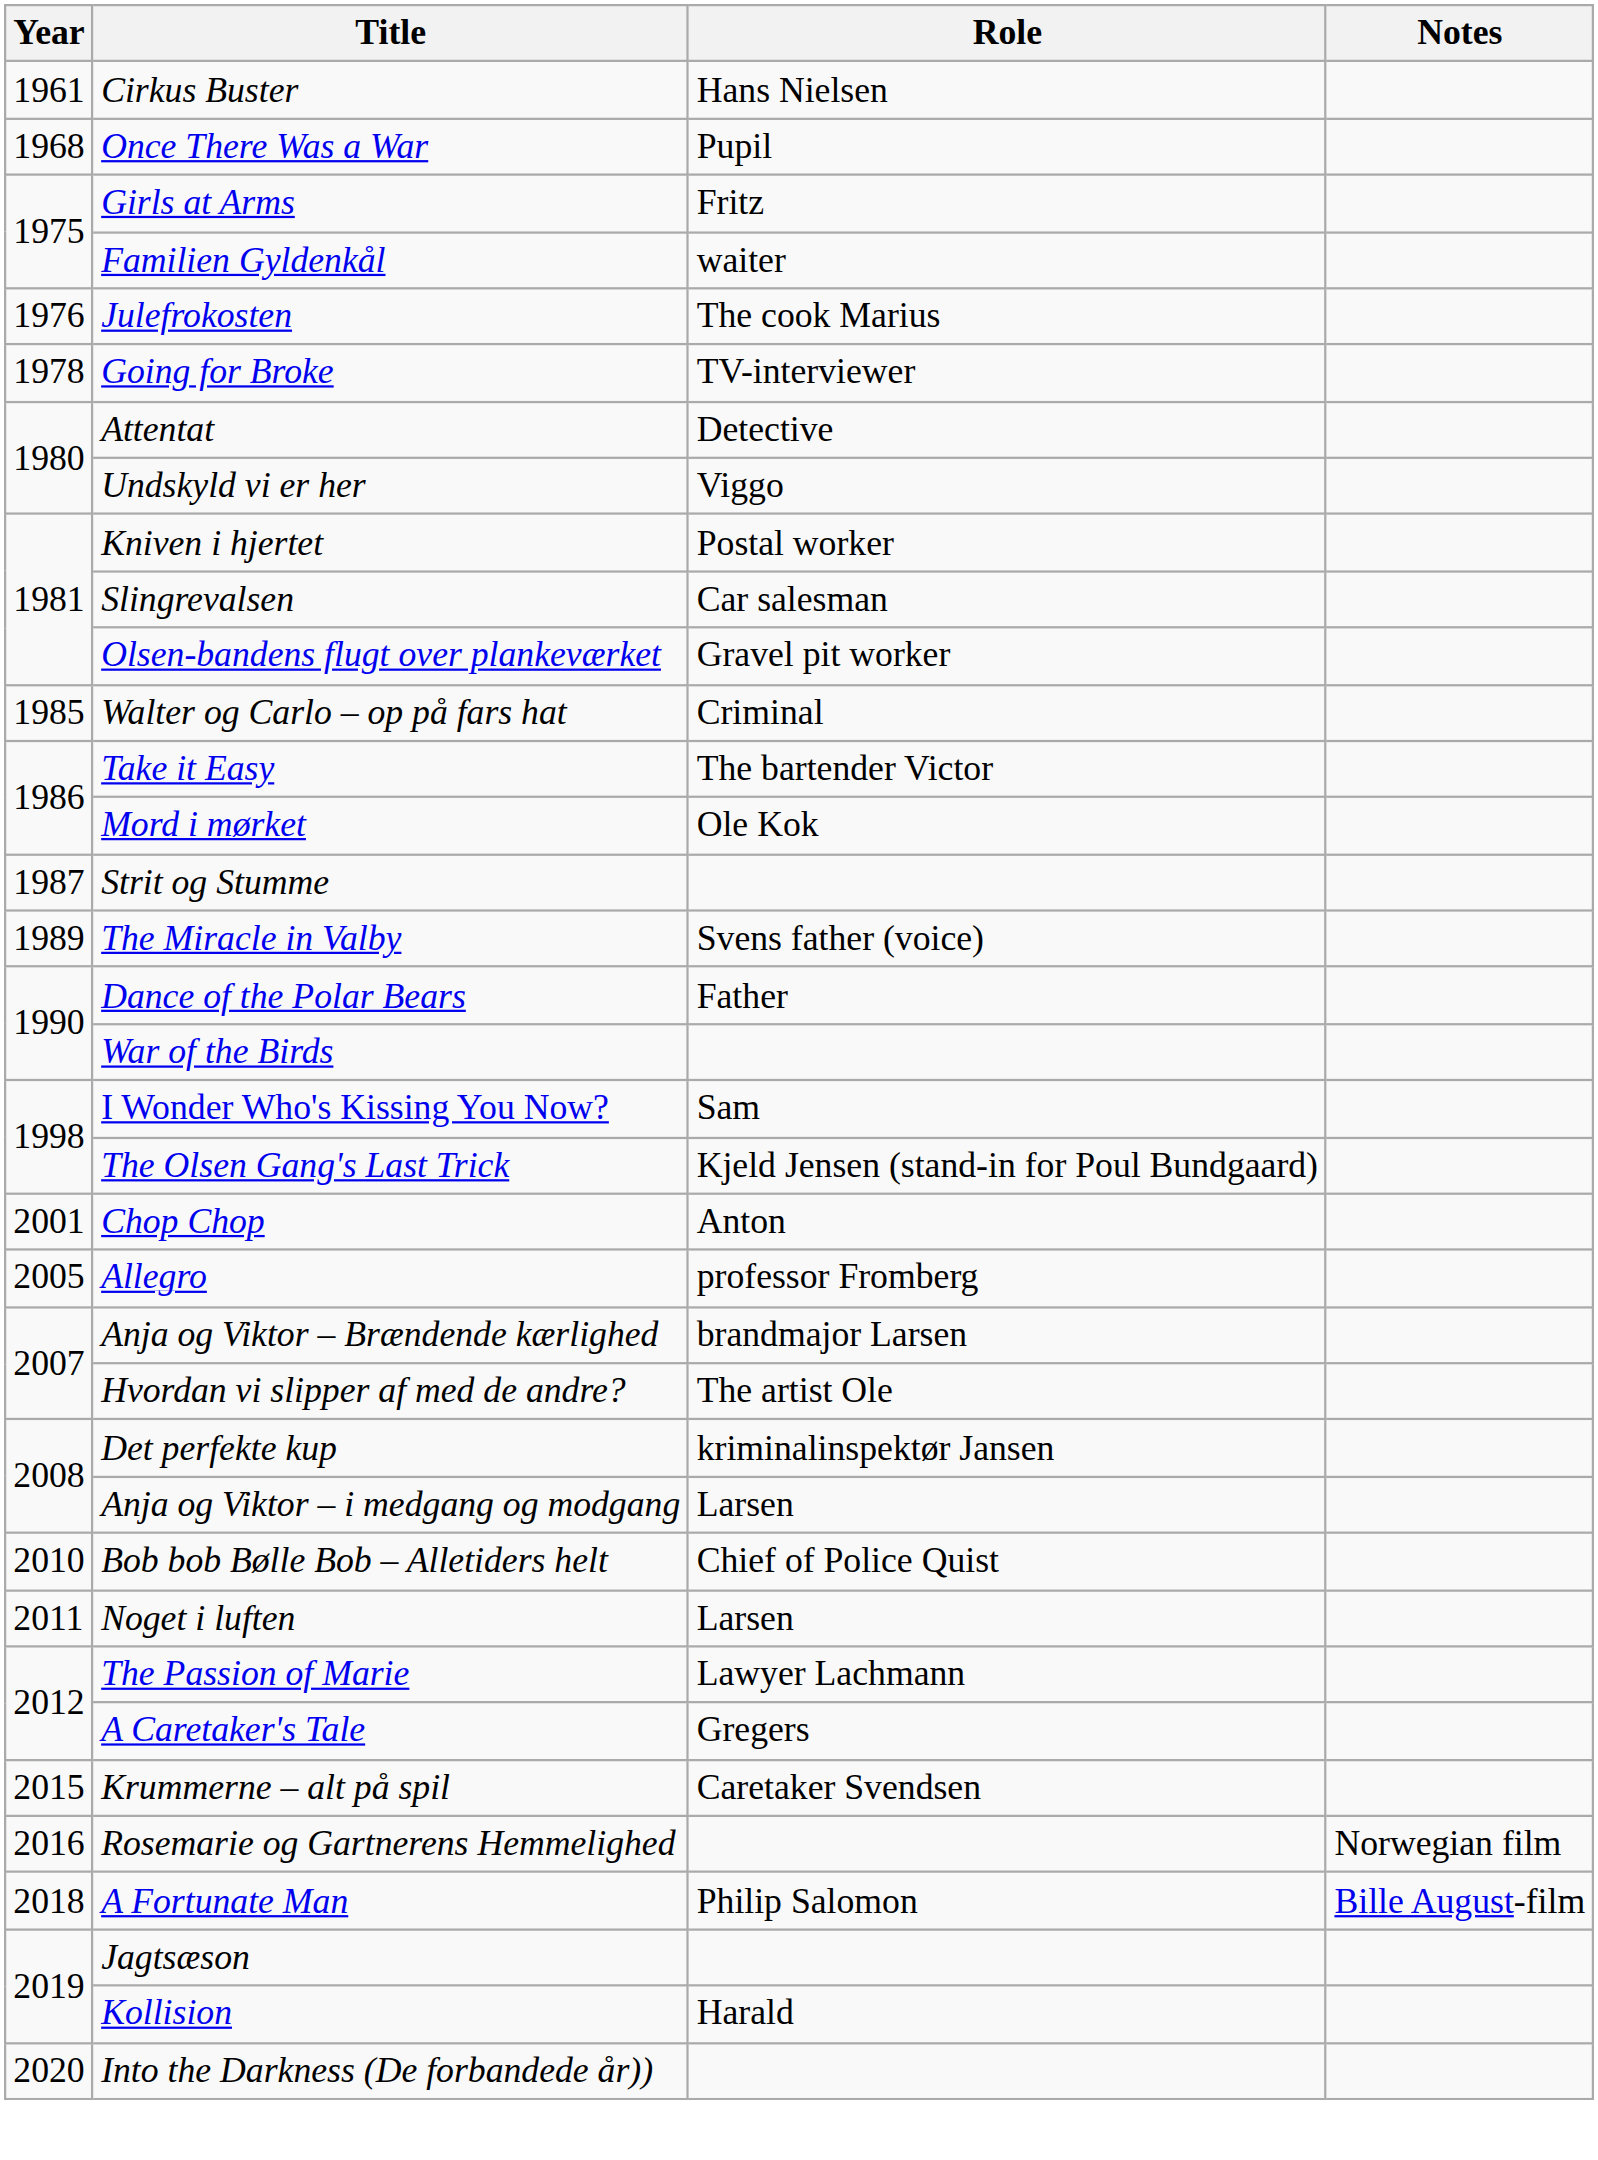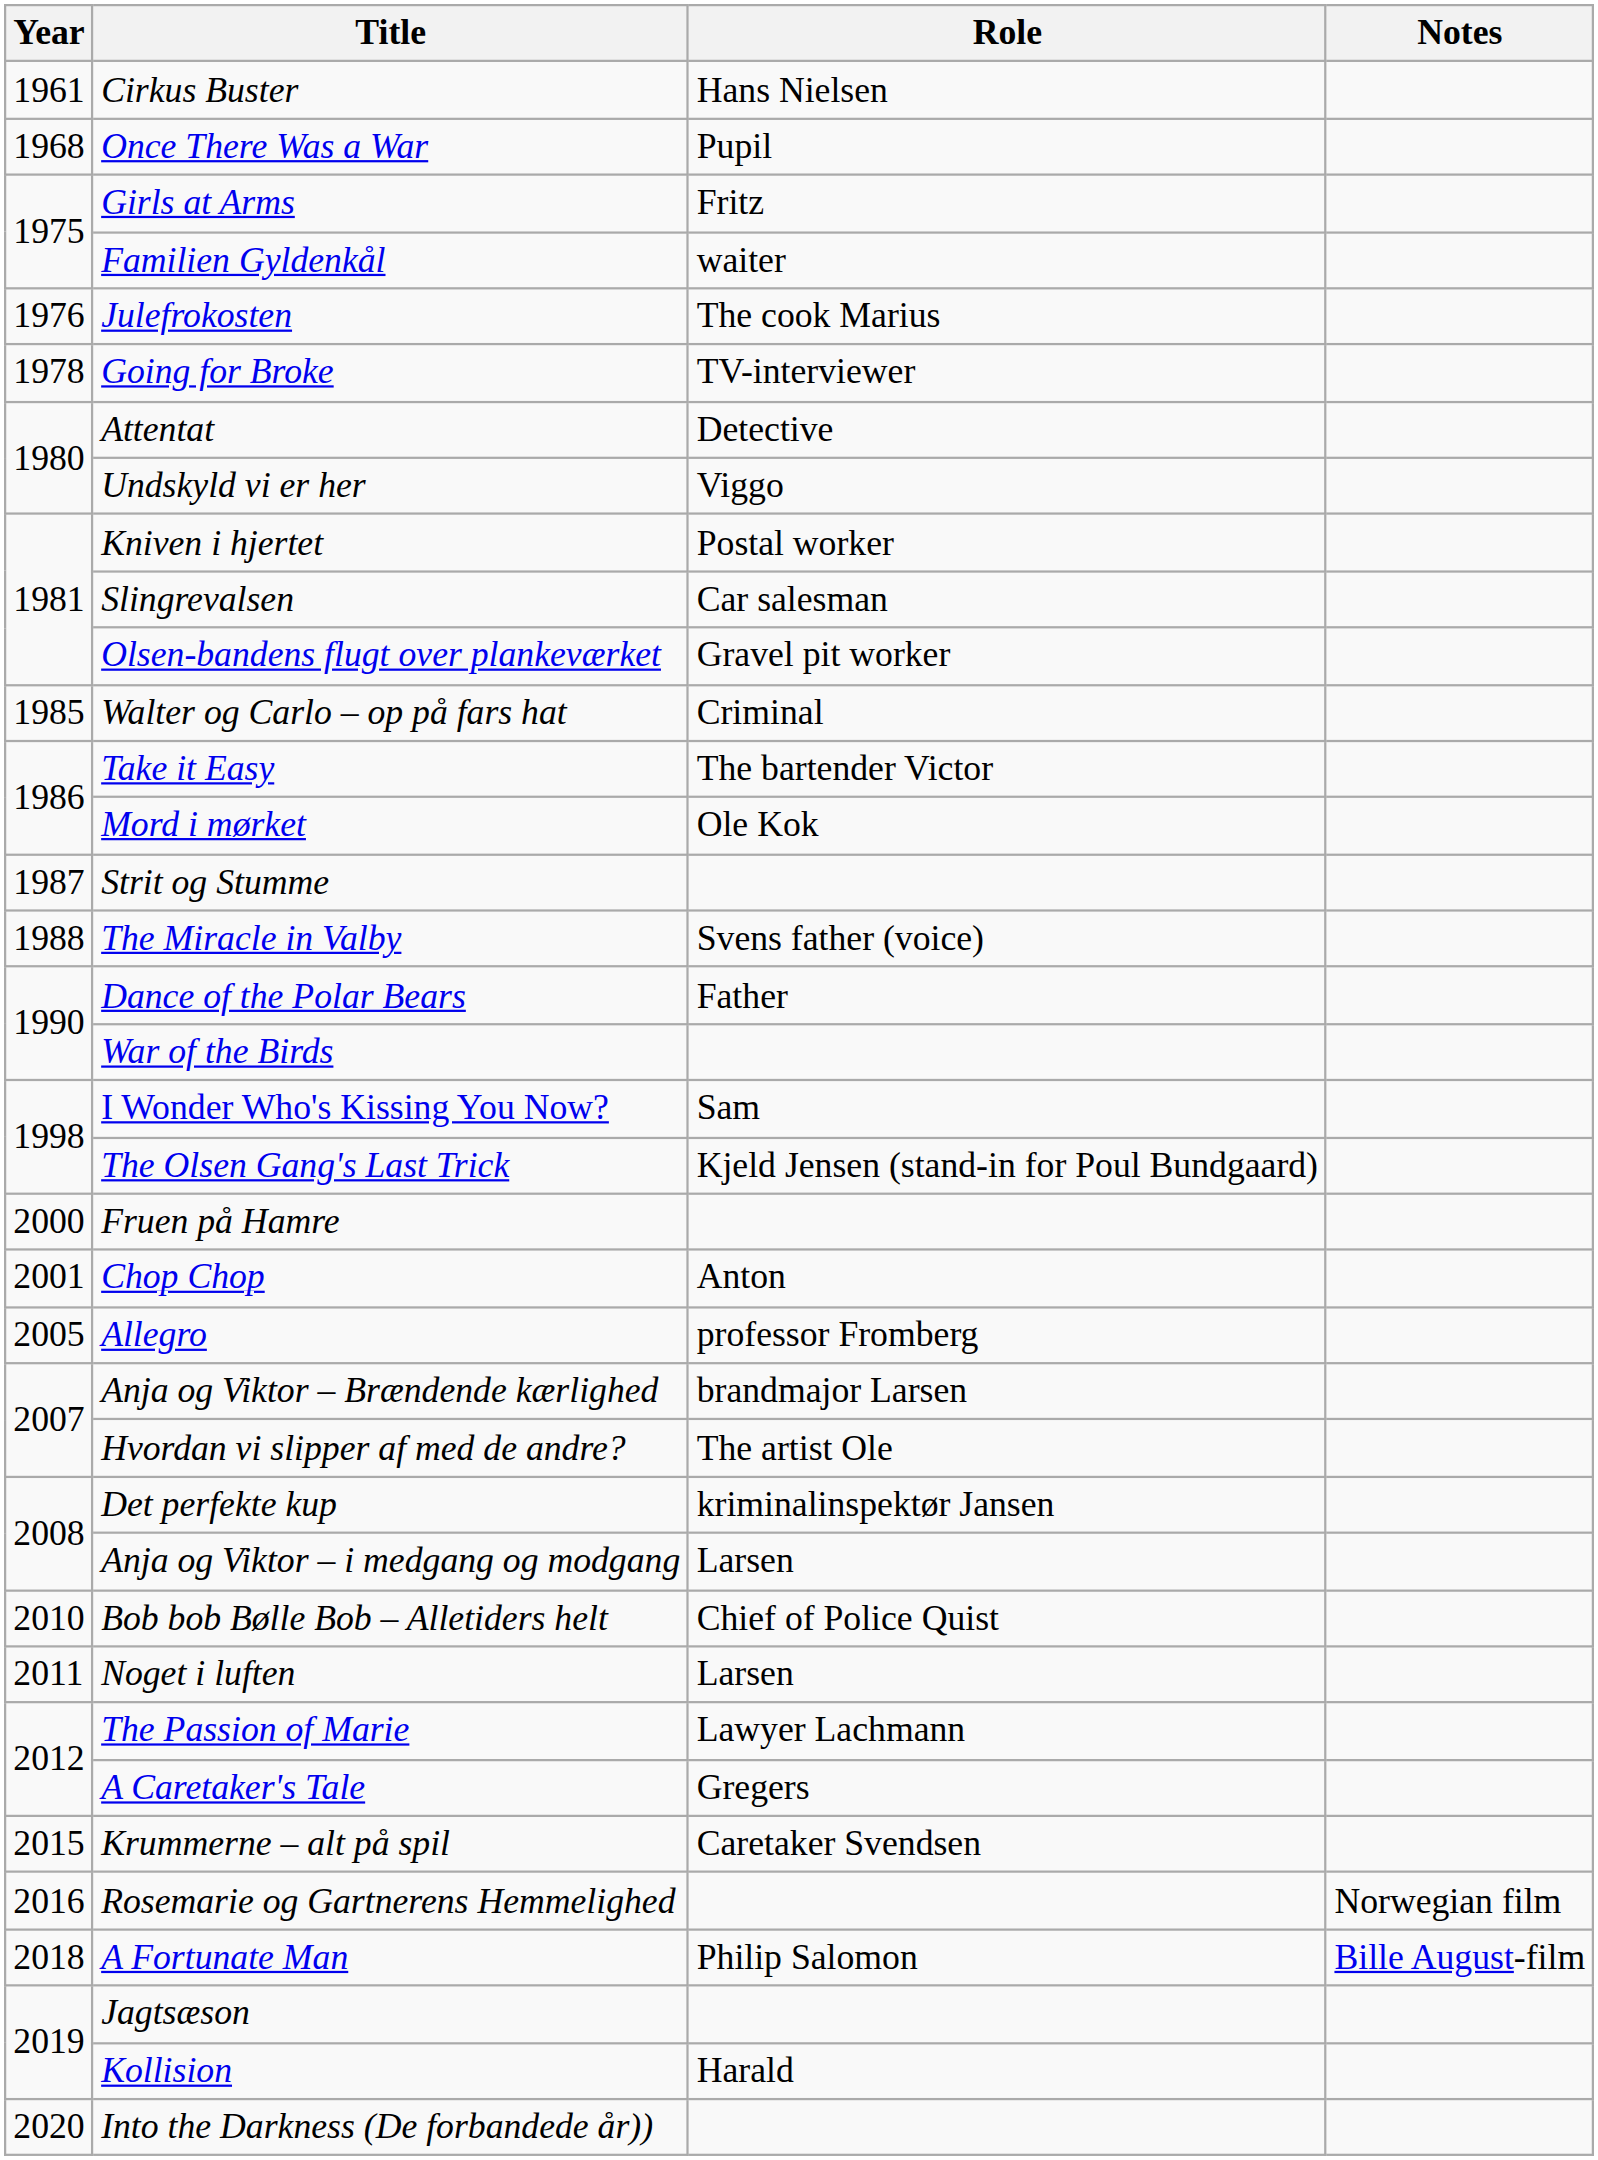(49, 938) 1989 -> (49, 938) 1988
+ row: (220, 1221)
